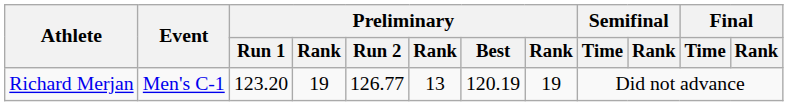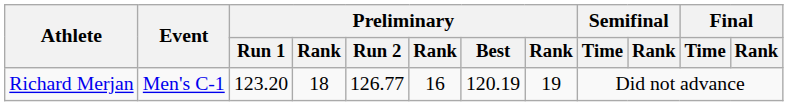(319, 84) 19 -> (319, 84) 18
(435, 84) 13 -> (435, 84) 16
